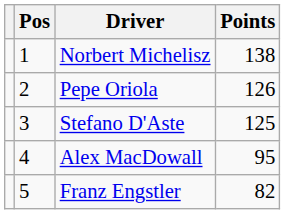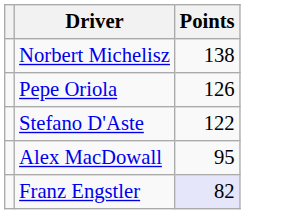- column: (35, 21)
(260, 123) 125 -> (219, 123) 122
(265, 192) no background -> (224, 192) lavender background
